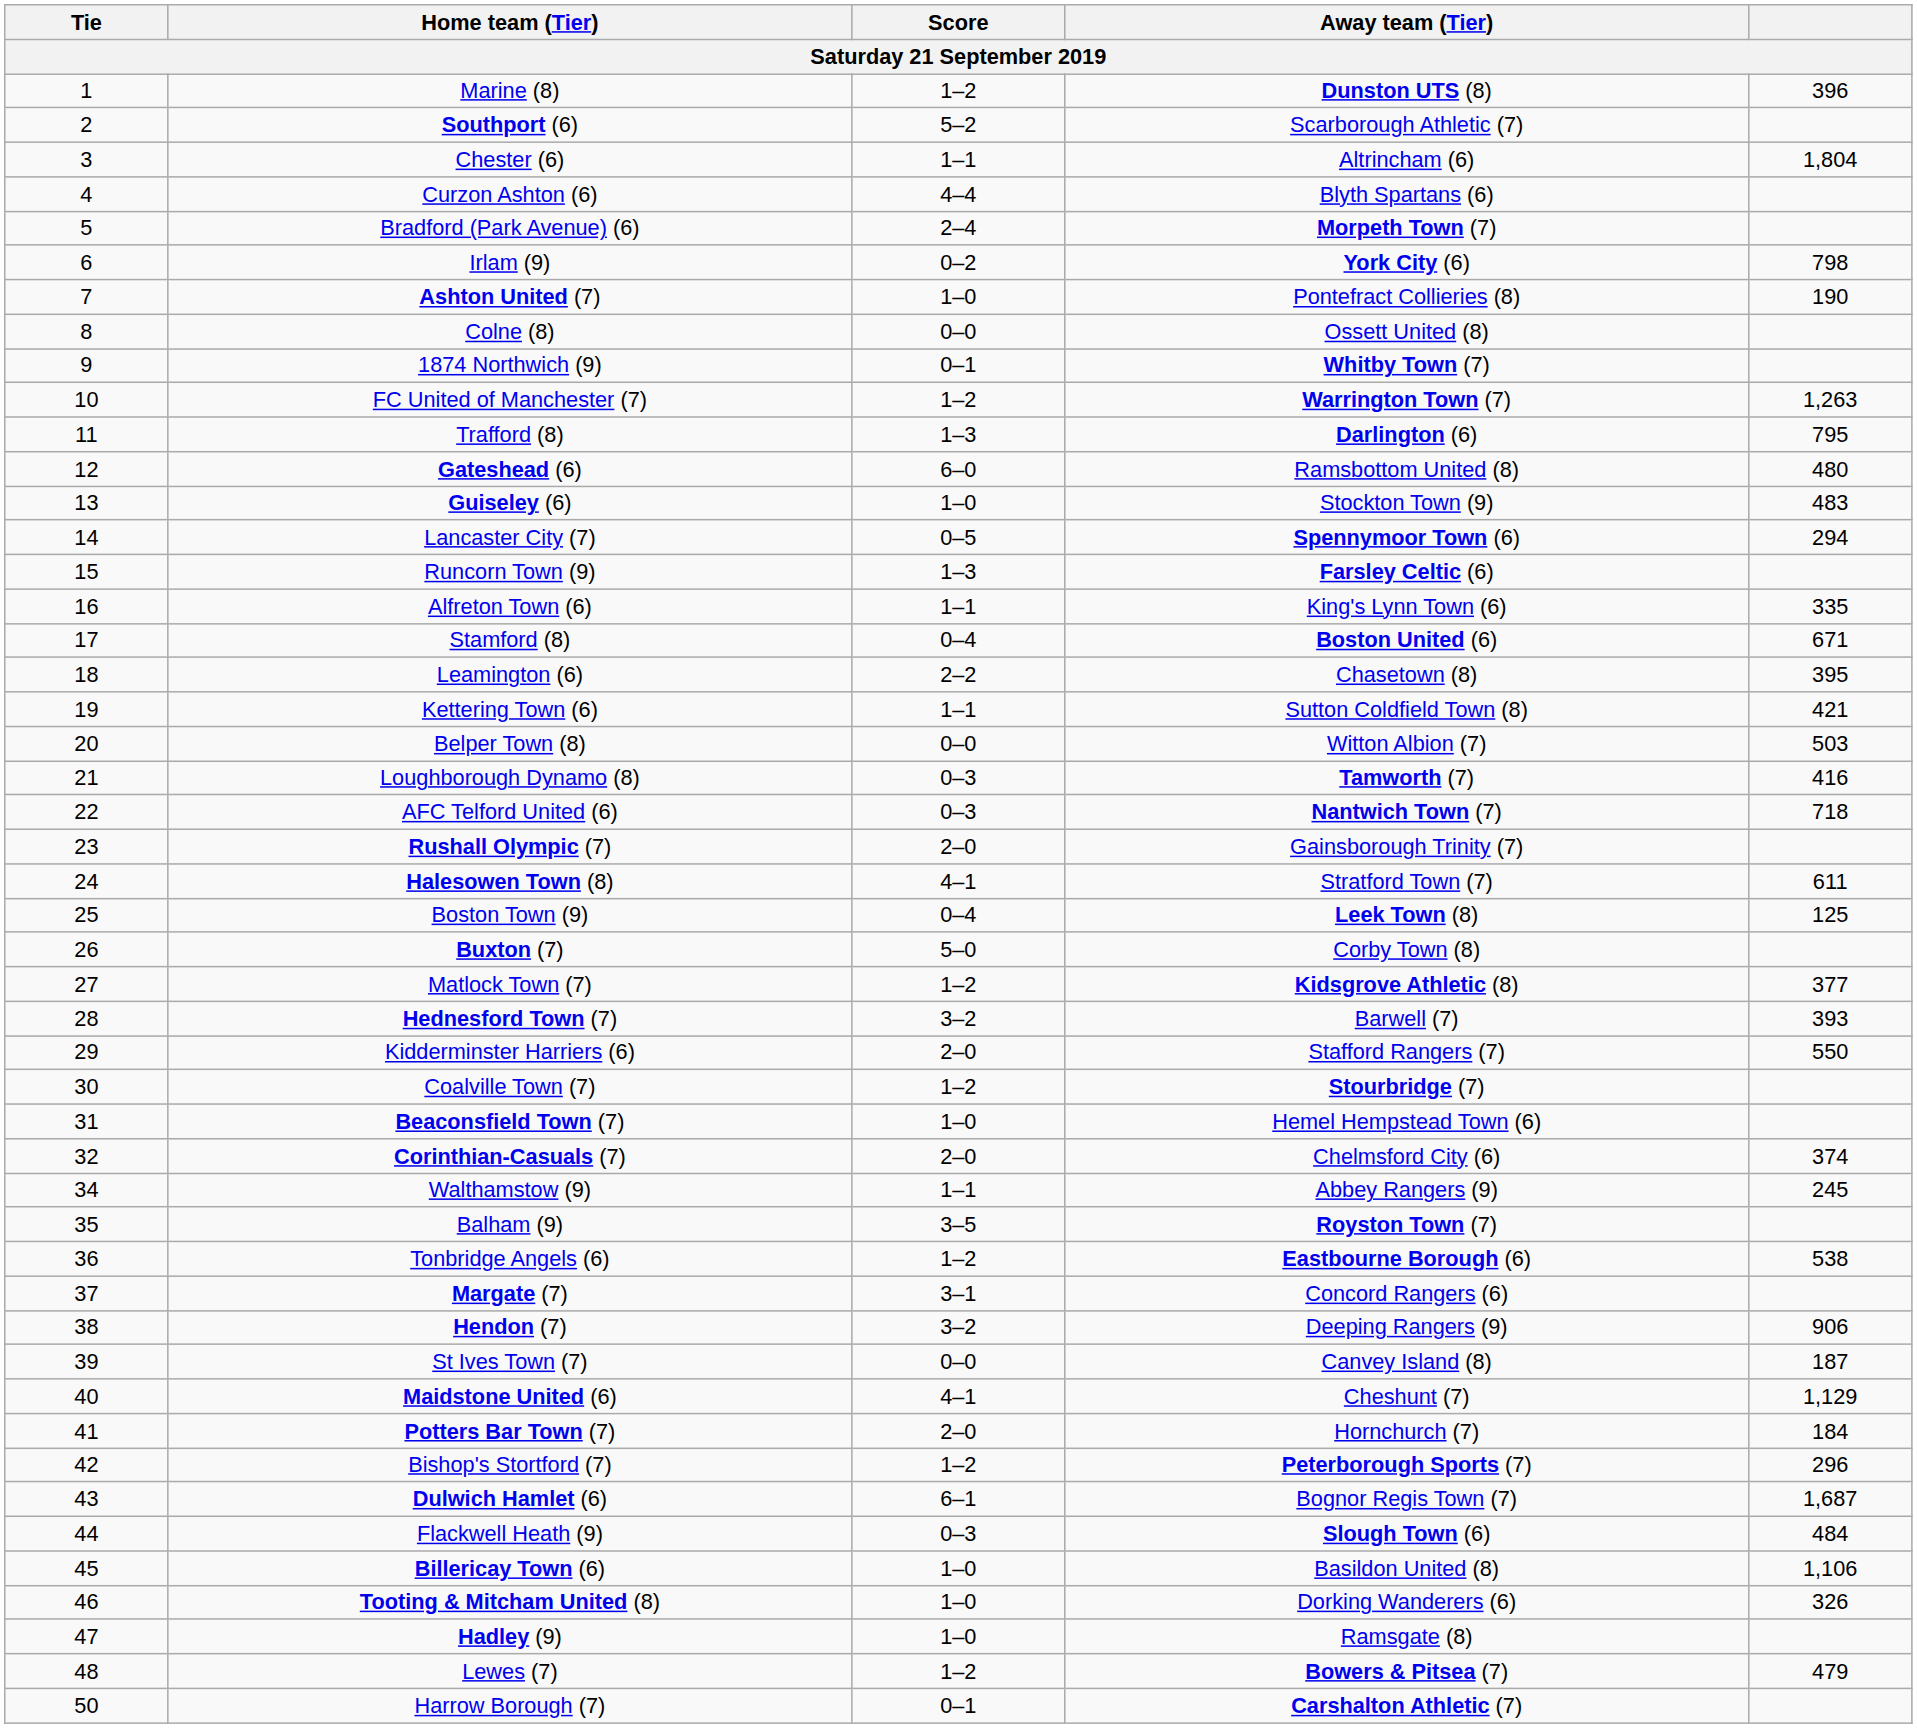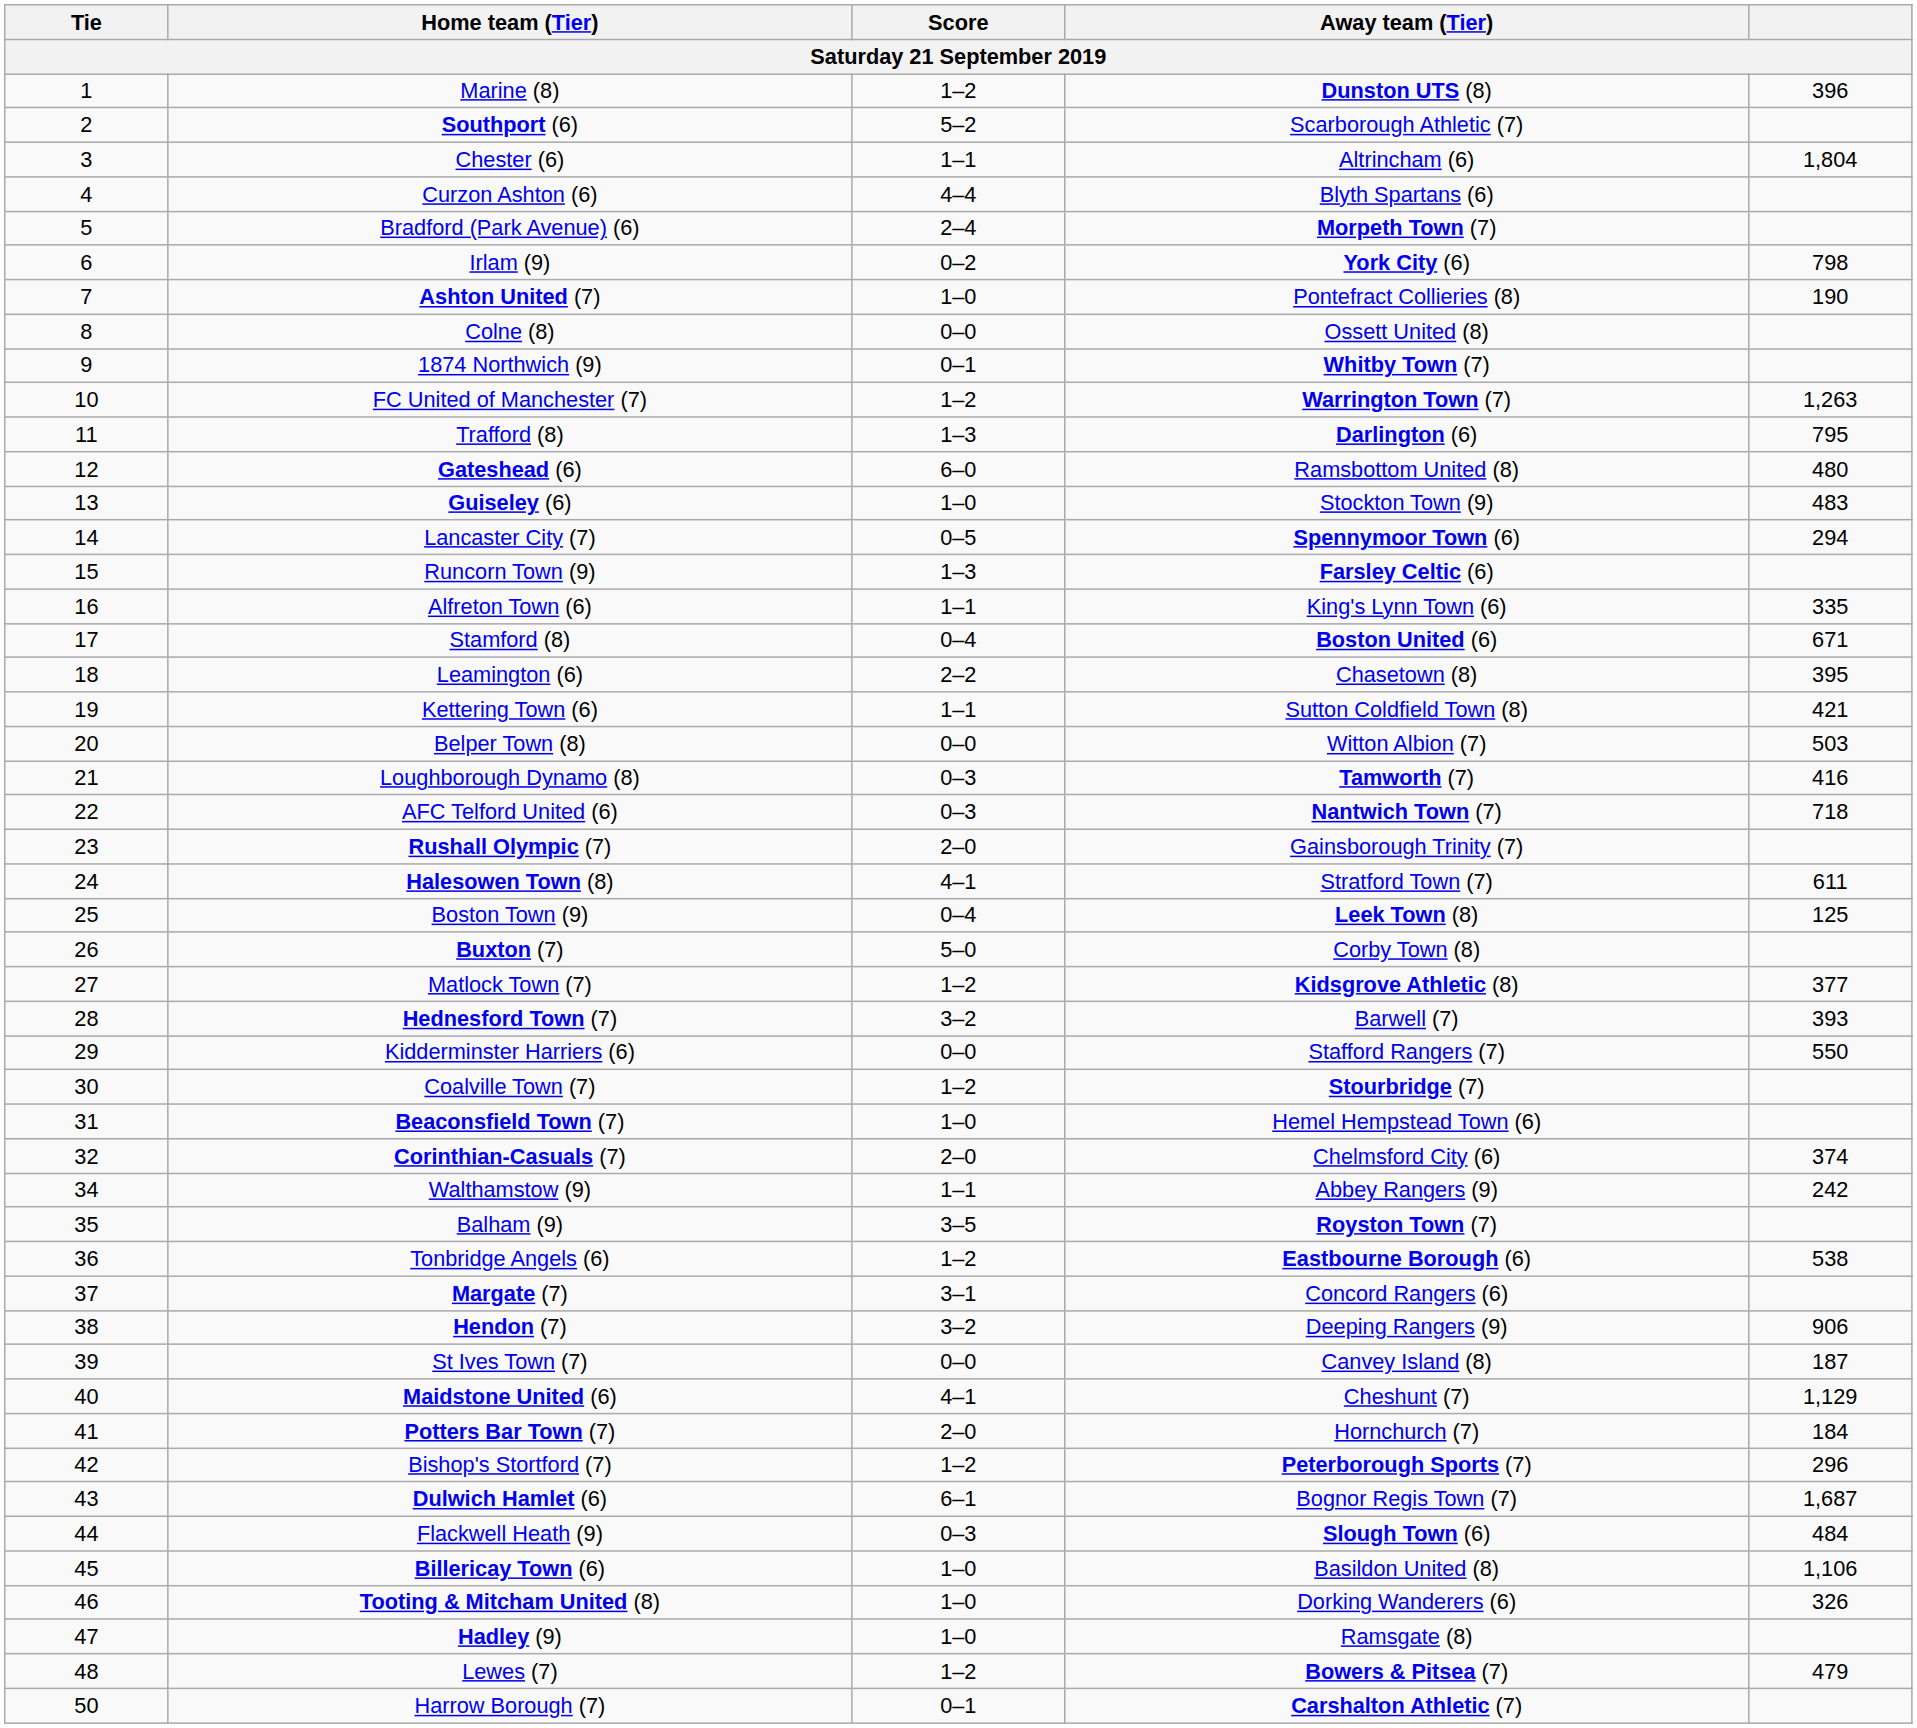(958, 1053) 2–0 -> (958, 1053) 0–0
(1830, 1190) 245 -> (1830, 1190) 242
